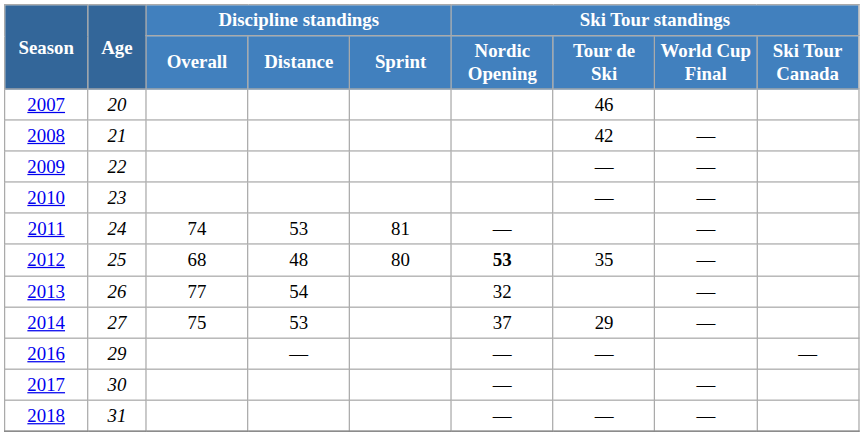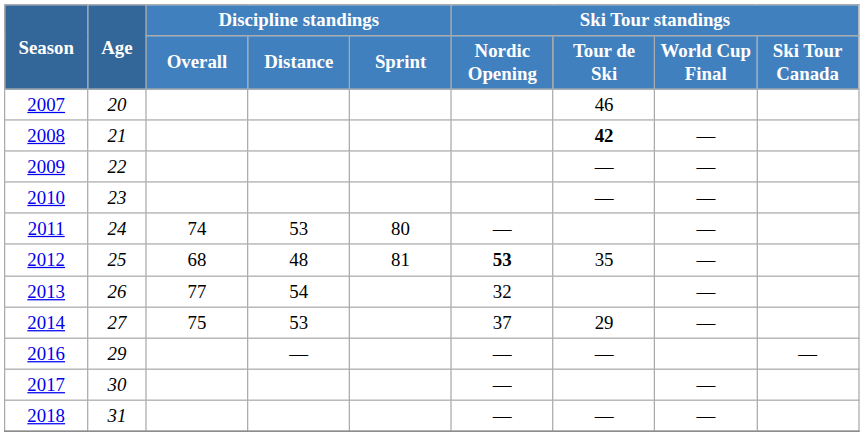(604, 135) normal -> (604, 135) bold
(401, 229) 81 -> (401, 229) 80
(401, 260) 80 -> (401, 260) 81
